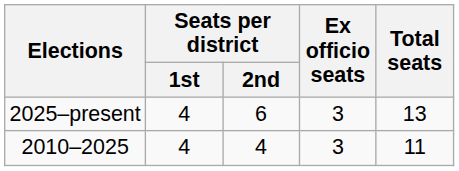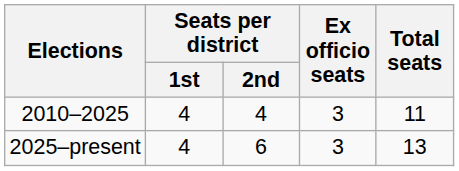rows swapped: (75, 147) <-> (75, 113)
